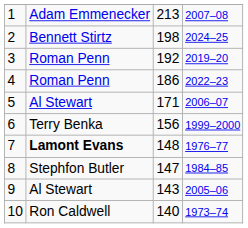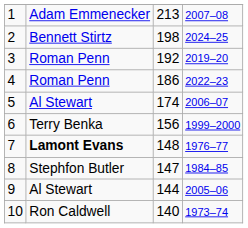(168, 102) 171 -> (168, 102) 174
(168, 189) 143 -> (168, 189) 144
